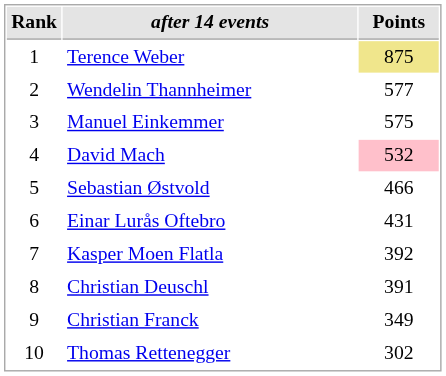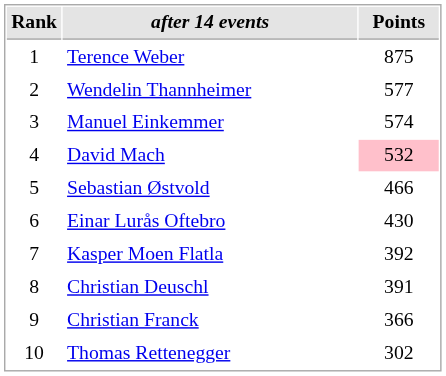(399, 56) khaki background -> (399, 56) no background
(399, 122) 575 -> (399, 122) 574
(399, 221) 431 -> (399, 221) 430
(399, 319) 349 -> (399, 319) 366
